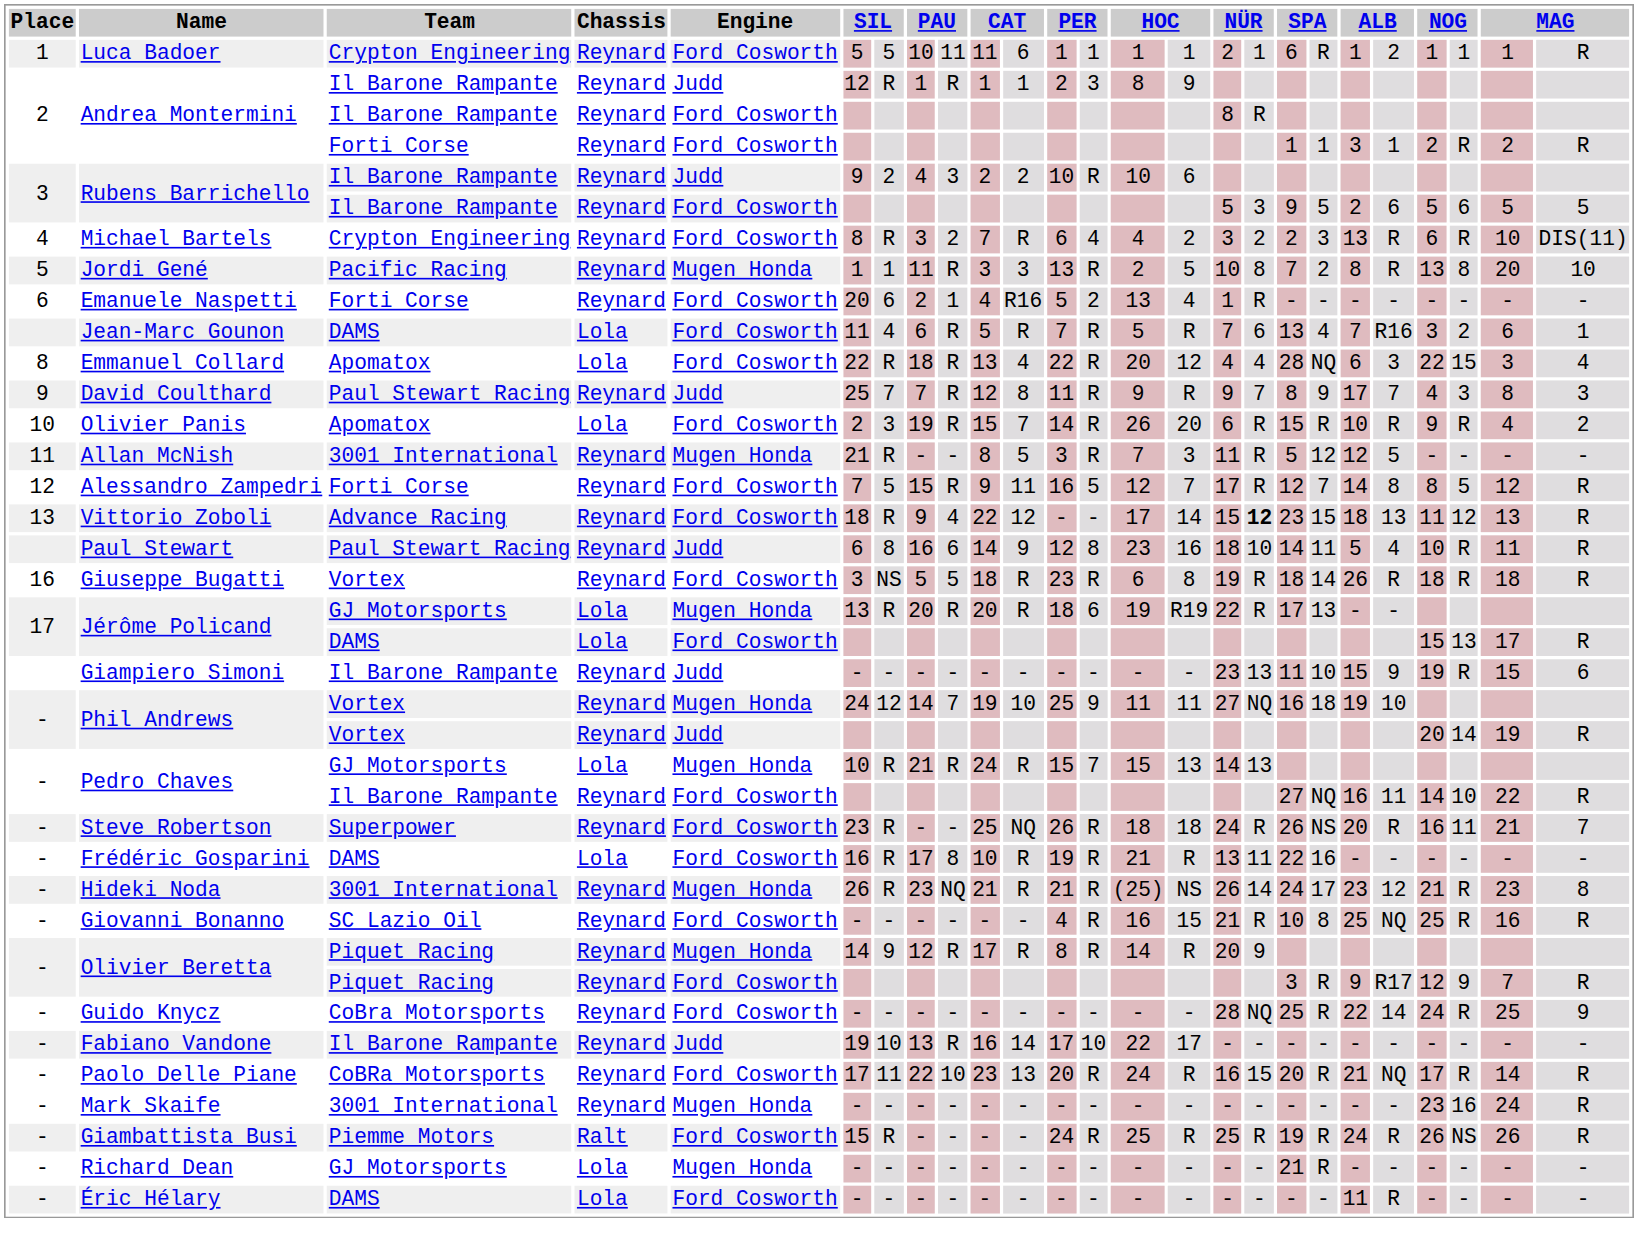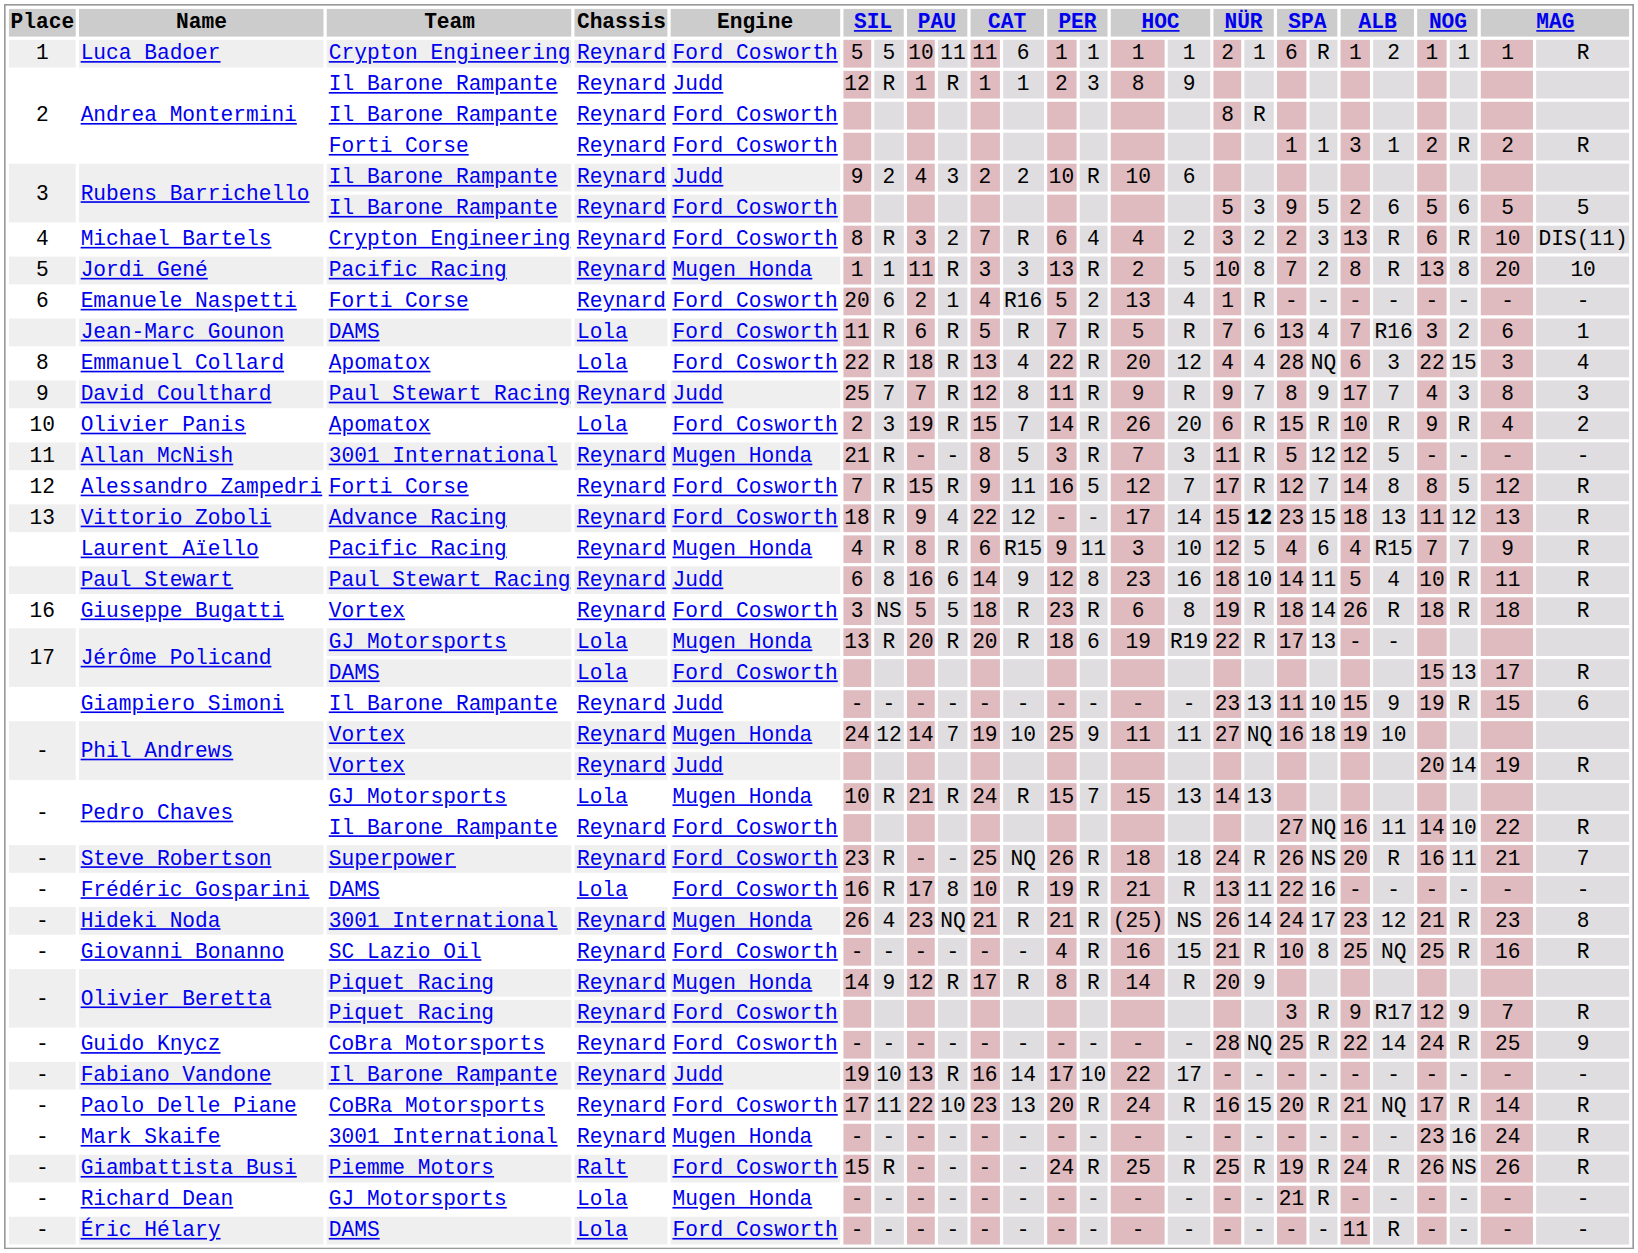(889, 332) 4 -> (889, 332) R
(889, 487) 5 -> (889, 487) R
+ row: (170, 549)
(889, 890) R -> (889, 921) 4
